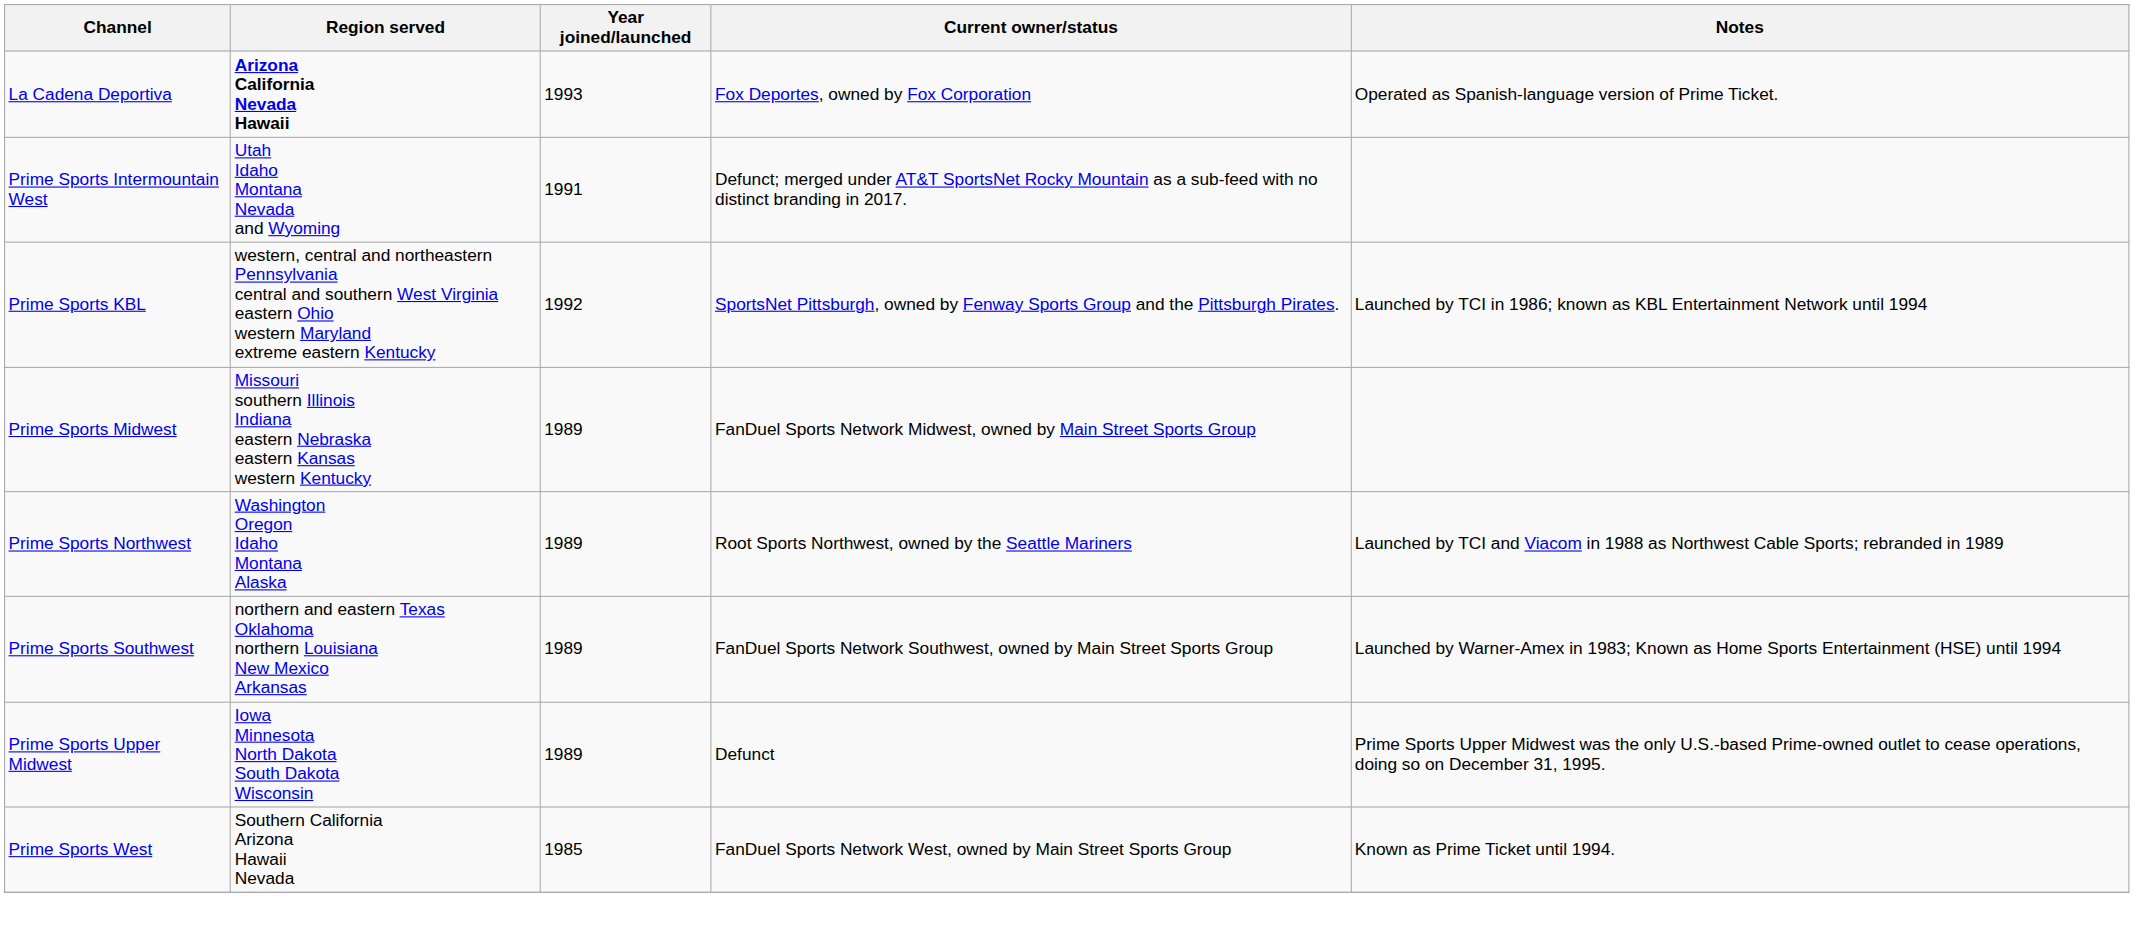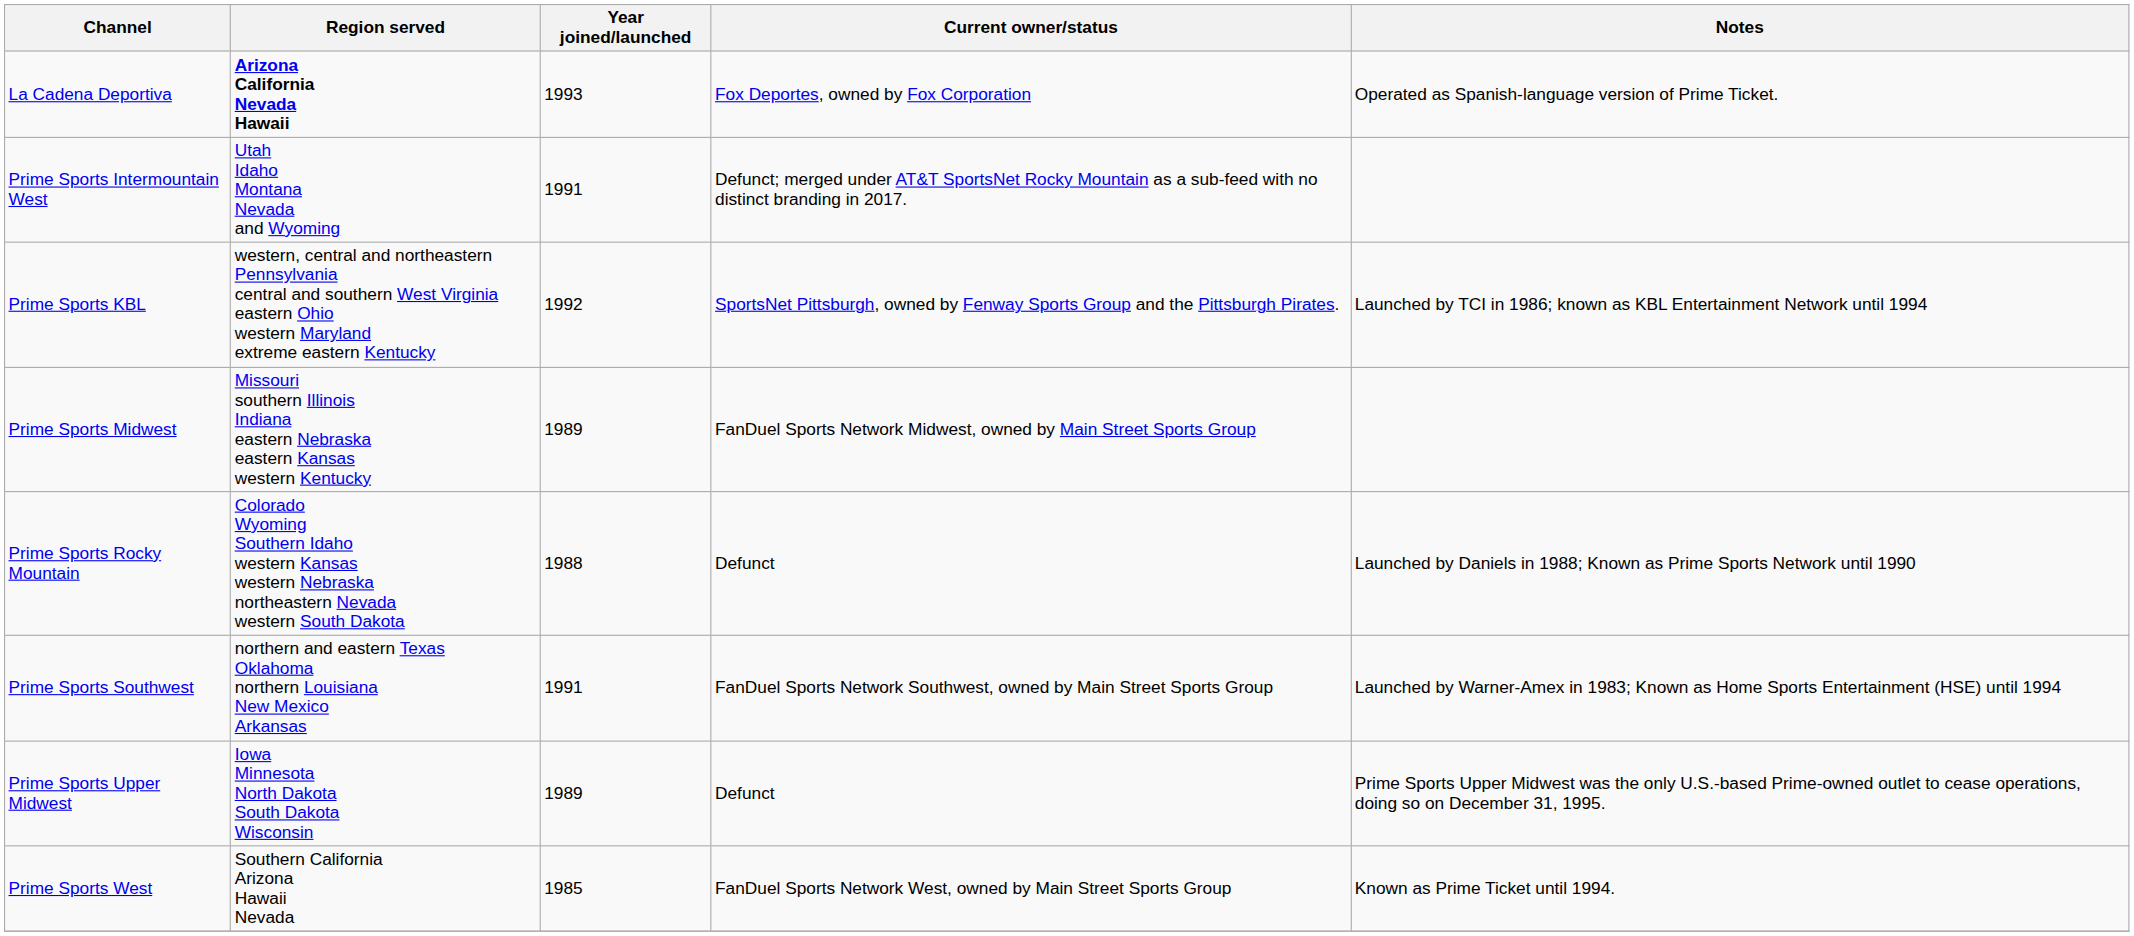- row: (100, 544)
+ row: (85, 563)
(563, 649) 1989 -> (563, 688) 1991
